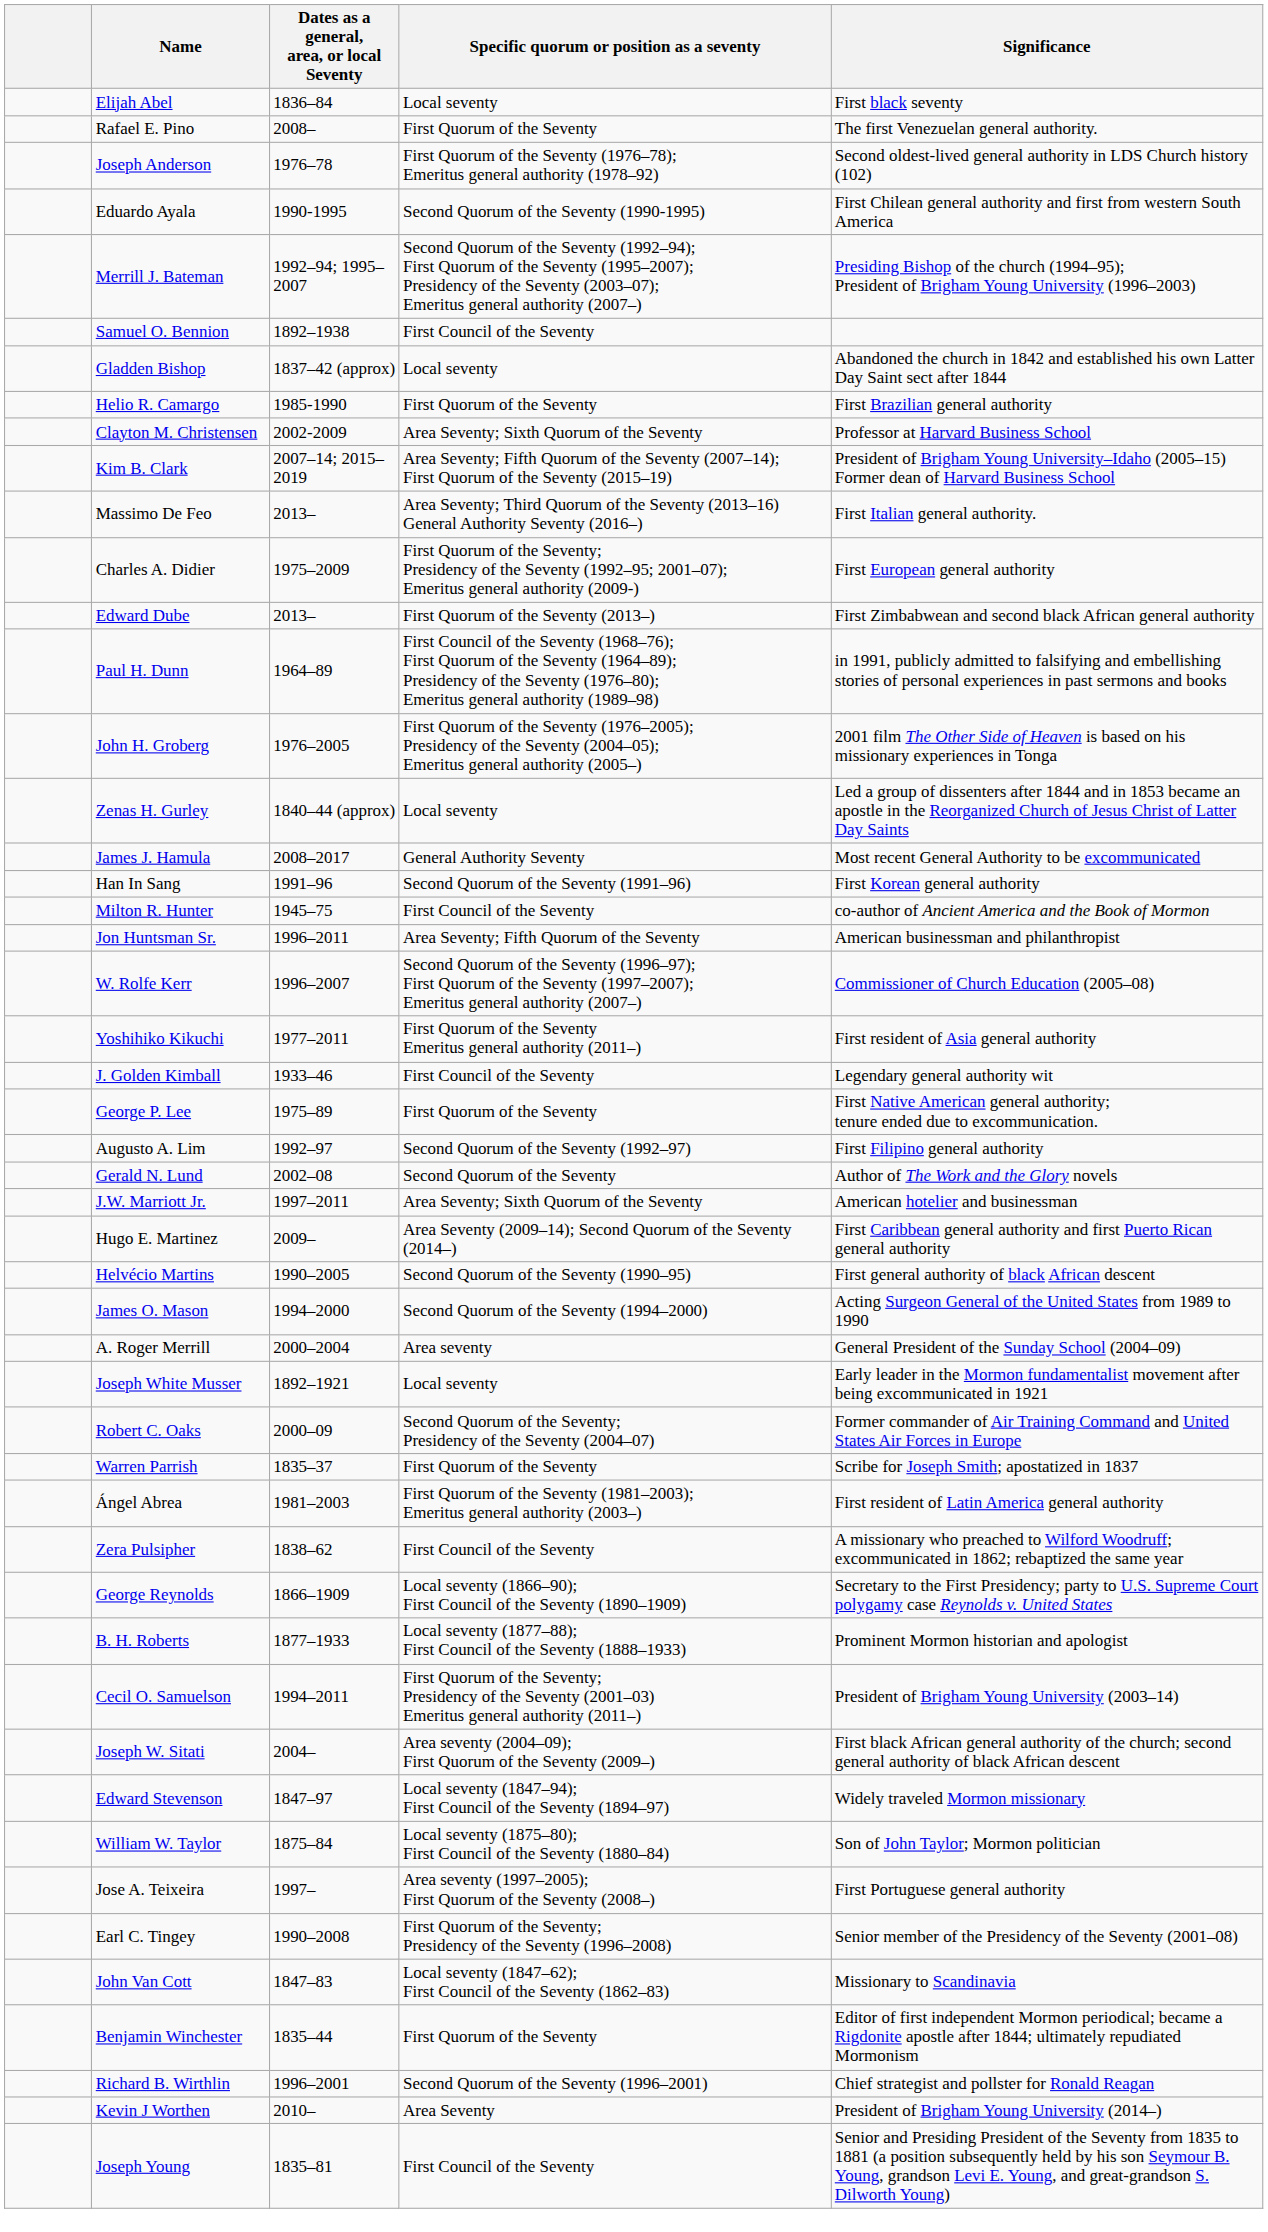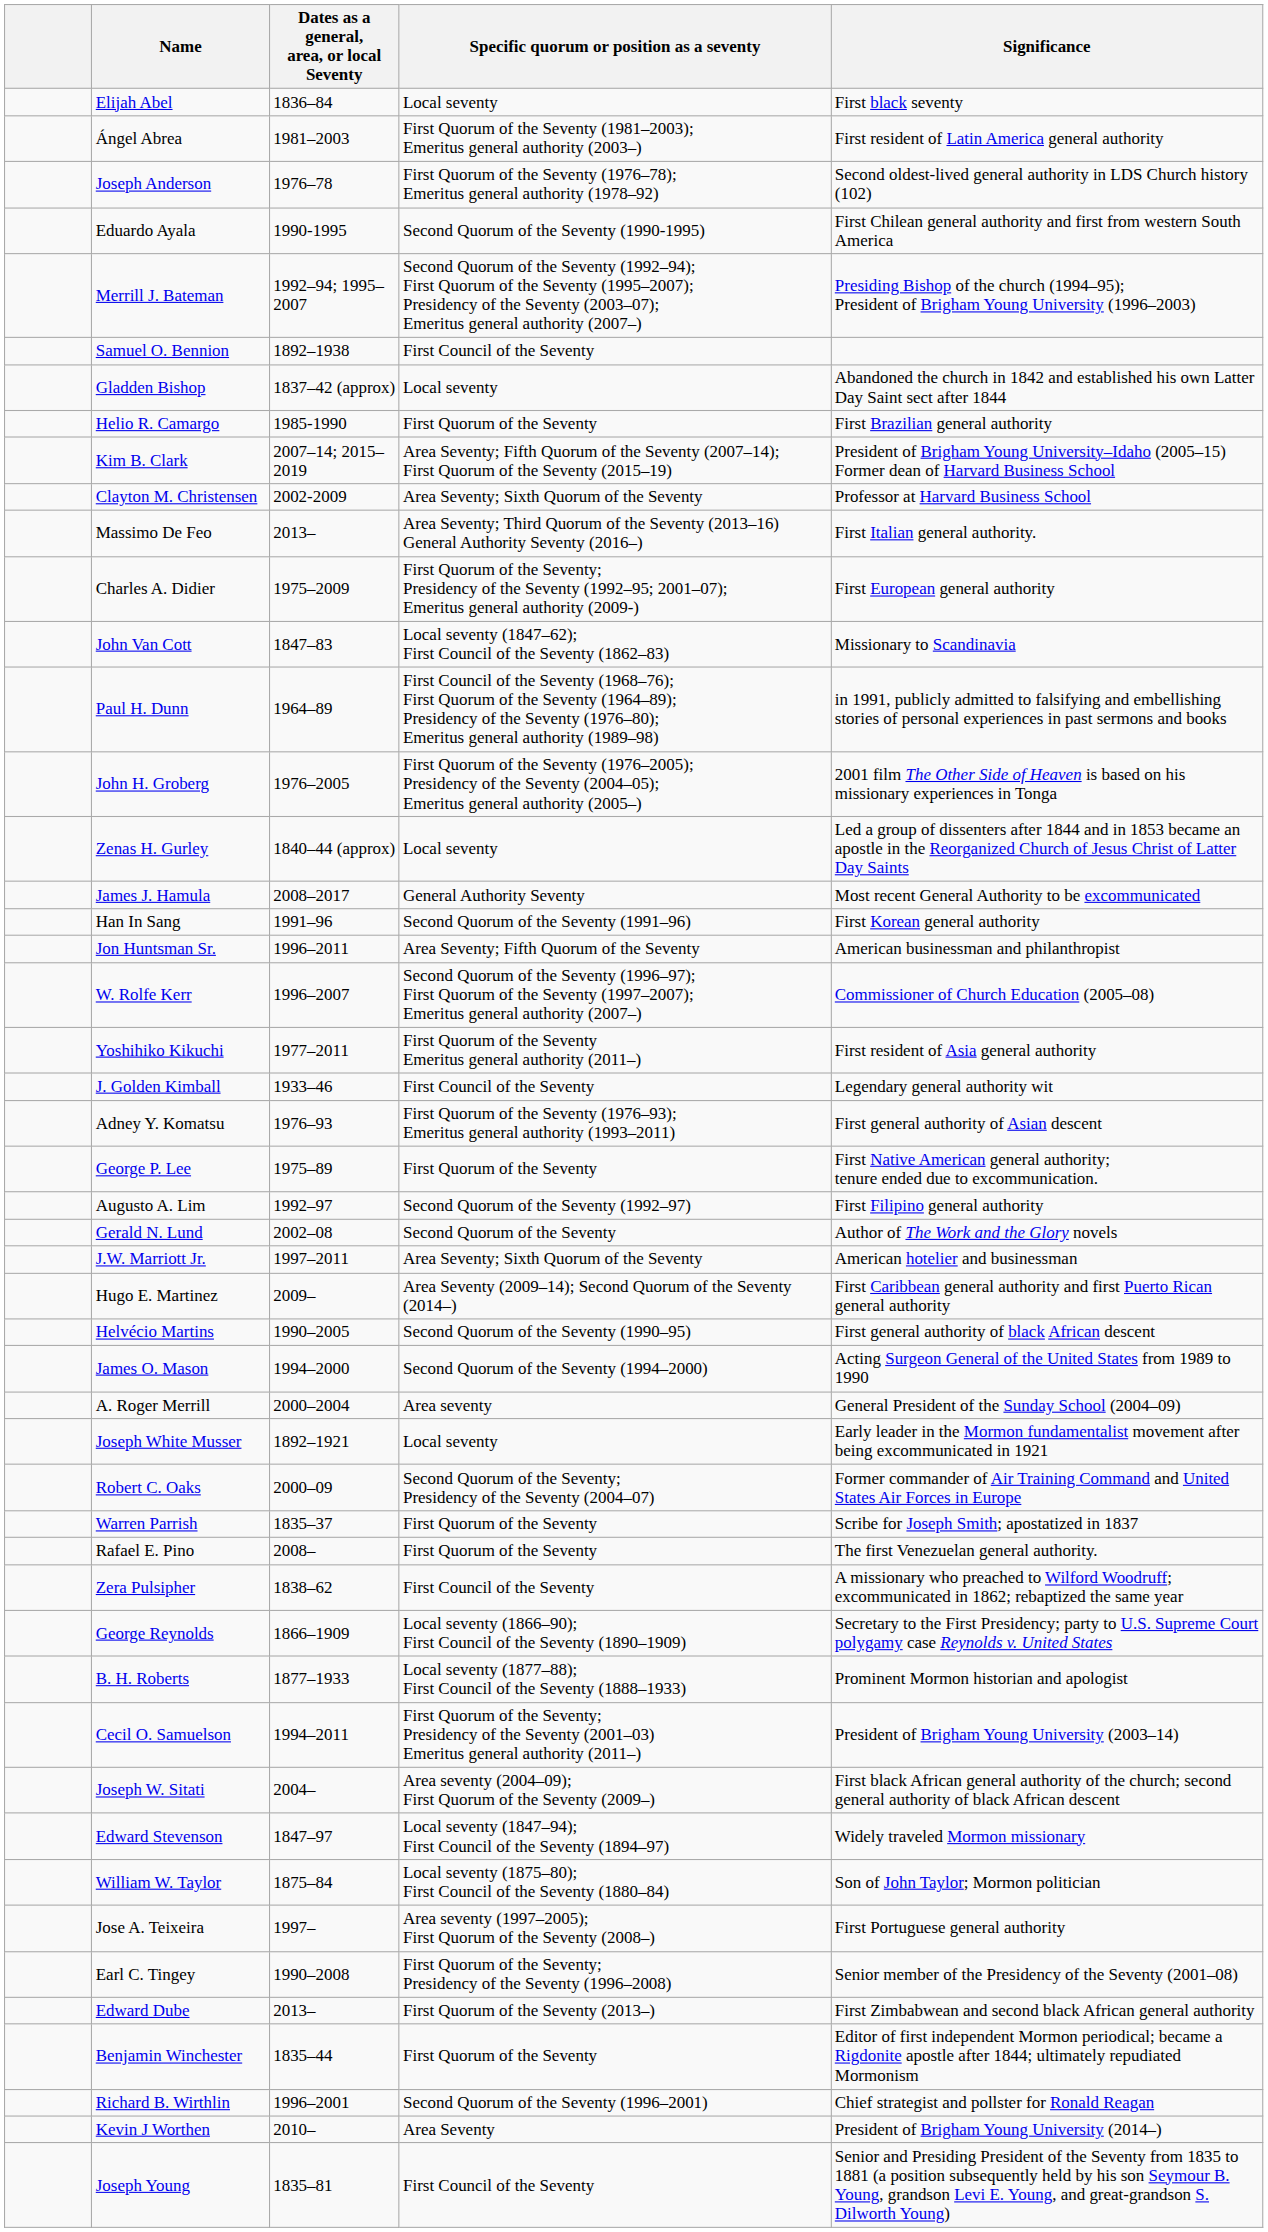rows swapped: (139, 1503) <-> (145, 128)
rows swapped: (177, 431) <-> (142, 468)
rows swapped: (143, 615) <-> (144, 1981)
- row: (154, 910)
+ row: (160, 1123)
